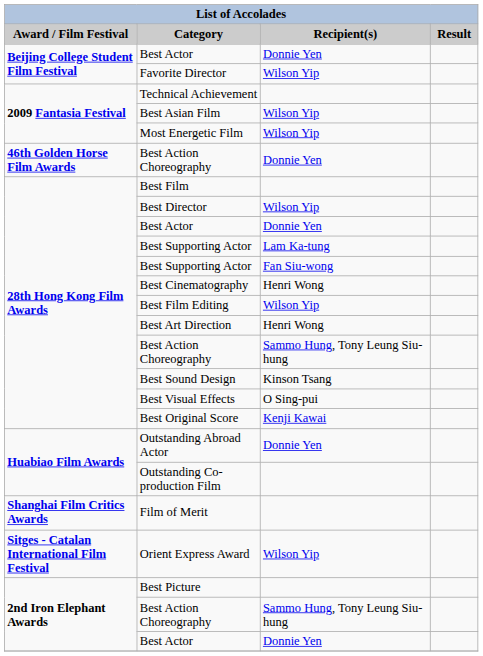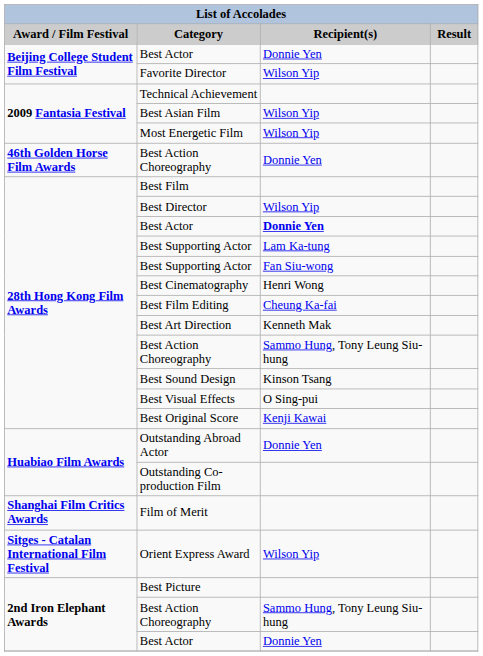(292, 226) normal -> (293, 226) bold
(291, 305) Wilson Yip -> (300, 305) Cheung Ka-fai
(293, 325) Henri Wong -> (297, 325) Kenneth Mak
